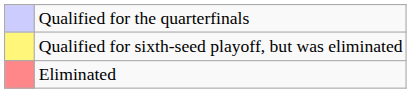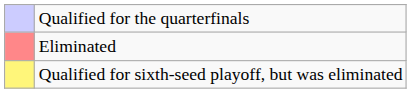rows swapped: (221, 46) <-> (77, 74)
